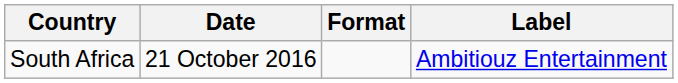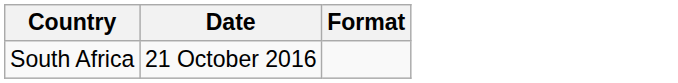- column: (541, 22)
